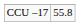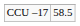(63, 13) 55.8 -> (63, 13) 58.5
